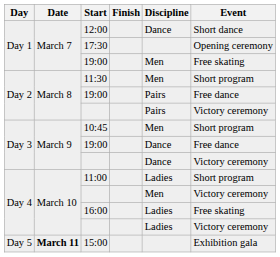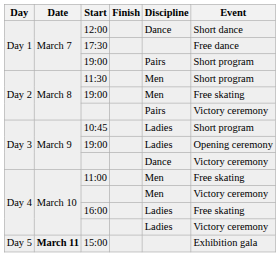(233, 45) Opening ceremony -> (216, 45) Free dance
(154, 62) Men -> (155, 62) Pairs
(219, 62) Free skating -> (224, 62) Short program
(155, 95) Pairs -> (154, 95) Men
(216, 95) Free dance -> (219, 95) Free skating
(154, 128) Men -> (159, 128) Ladies
(158, 144) Dance -> (159, 144) Ladies
(216, 144) Free dance -> (233, 144) Opening ceremony
(159, 177) Ladies -> (154, 177) Men
(224, 177) Short program -> (219, 177) Free skating
